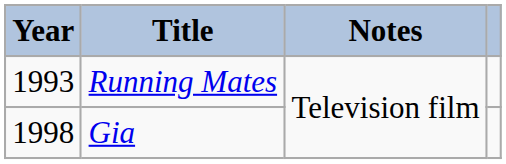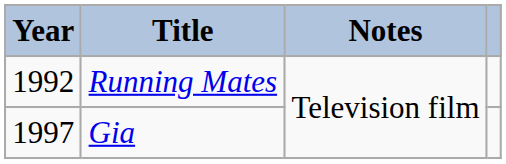(43, 81) 1993 -> (43, 81) 1992
(43, 132) 1998 -> (43, 132) 1997
